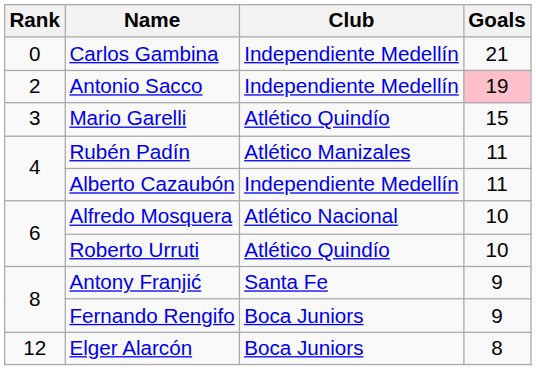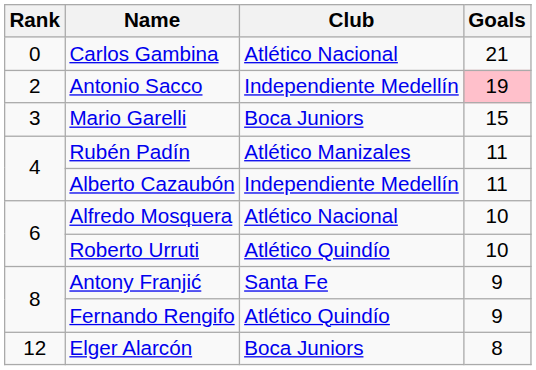(351, 53) Independiente Medellín -> (321, 53) Atlético Nacional
(317, 119) Atlético Quindío -> (304, 119) Boca Juniors
(304, 315) Boca Juniors -> (317, 315) Atlético Quindío
